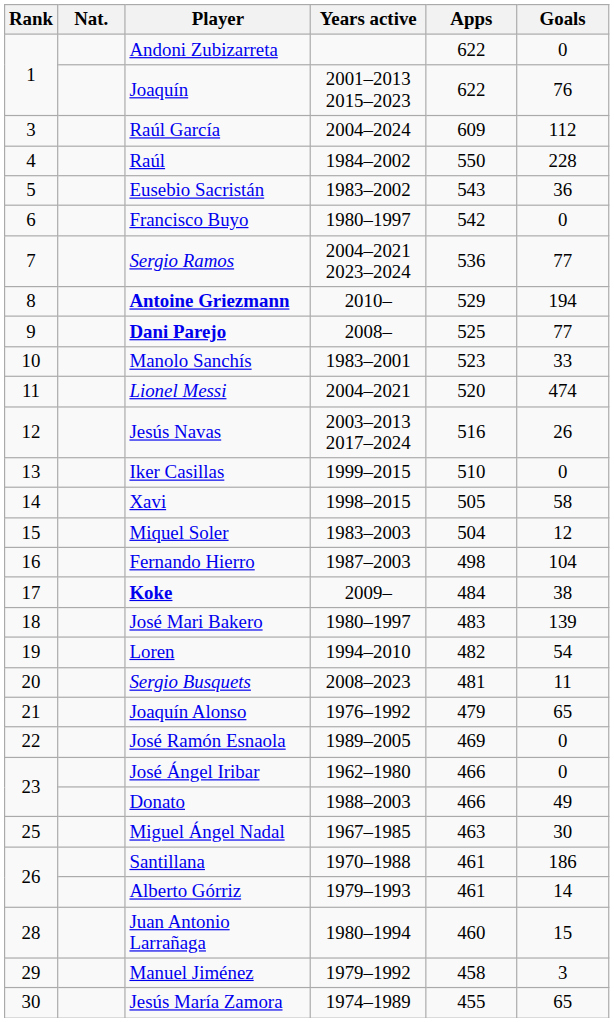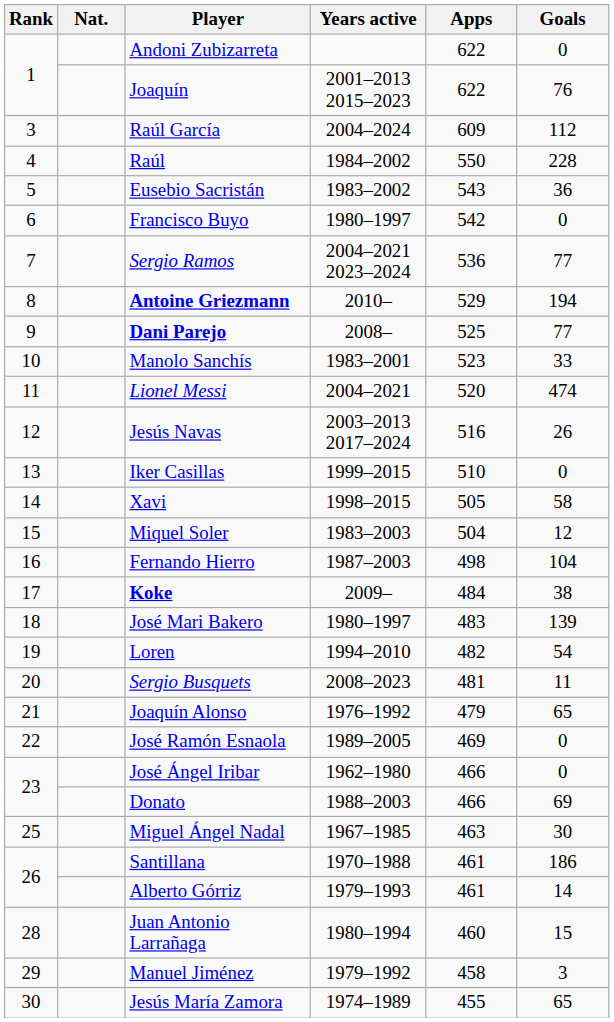(563, 801) 49 -> (563, 801) 69
